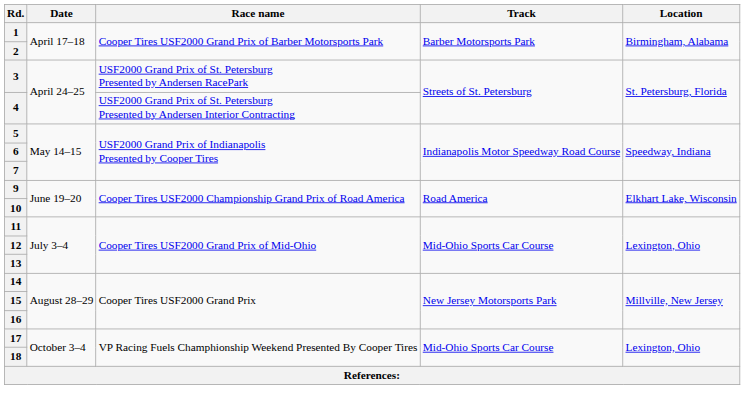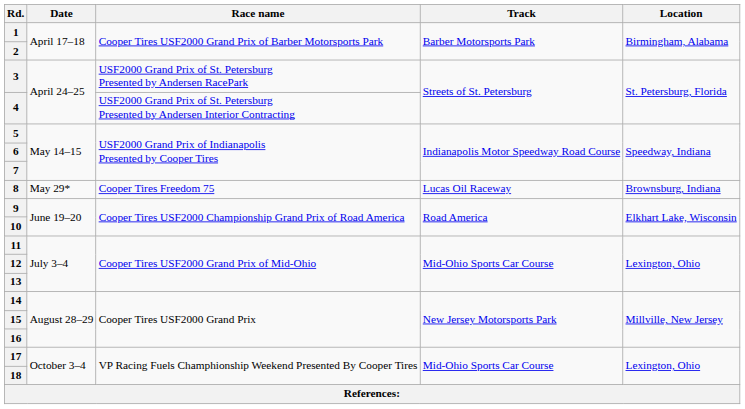+ row: (16, 188)
